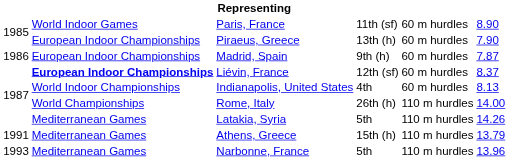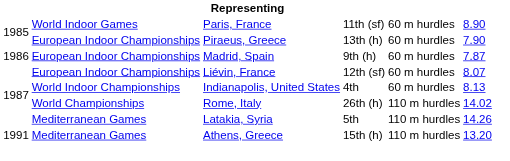(123, 72) bold -> (116, 72) normal
(488, 72) 8.37 -> (474, 72) 8.07
(491, 103) 14.00 -> (477, 103) 14.02
(491, 135) 13.79 -> (477, 135) 13.20
- row: (263, 151)
